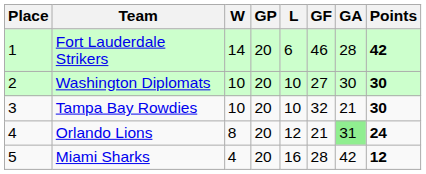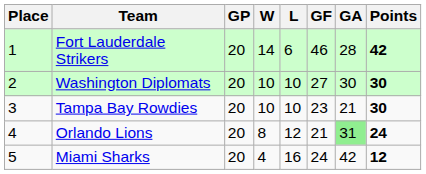columns swapped: (266, 16) <-> (238, 16)
(319, 108) 32 -> (319, 108) 23
(319, 157) 28 -> (319, 157) 24
